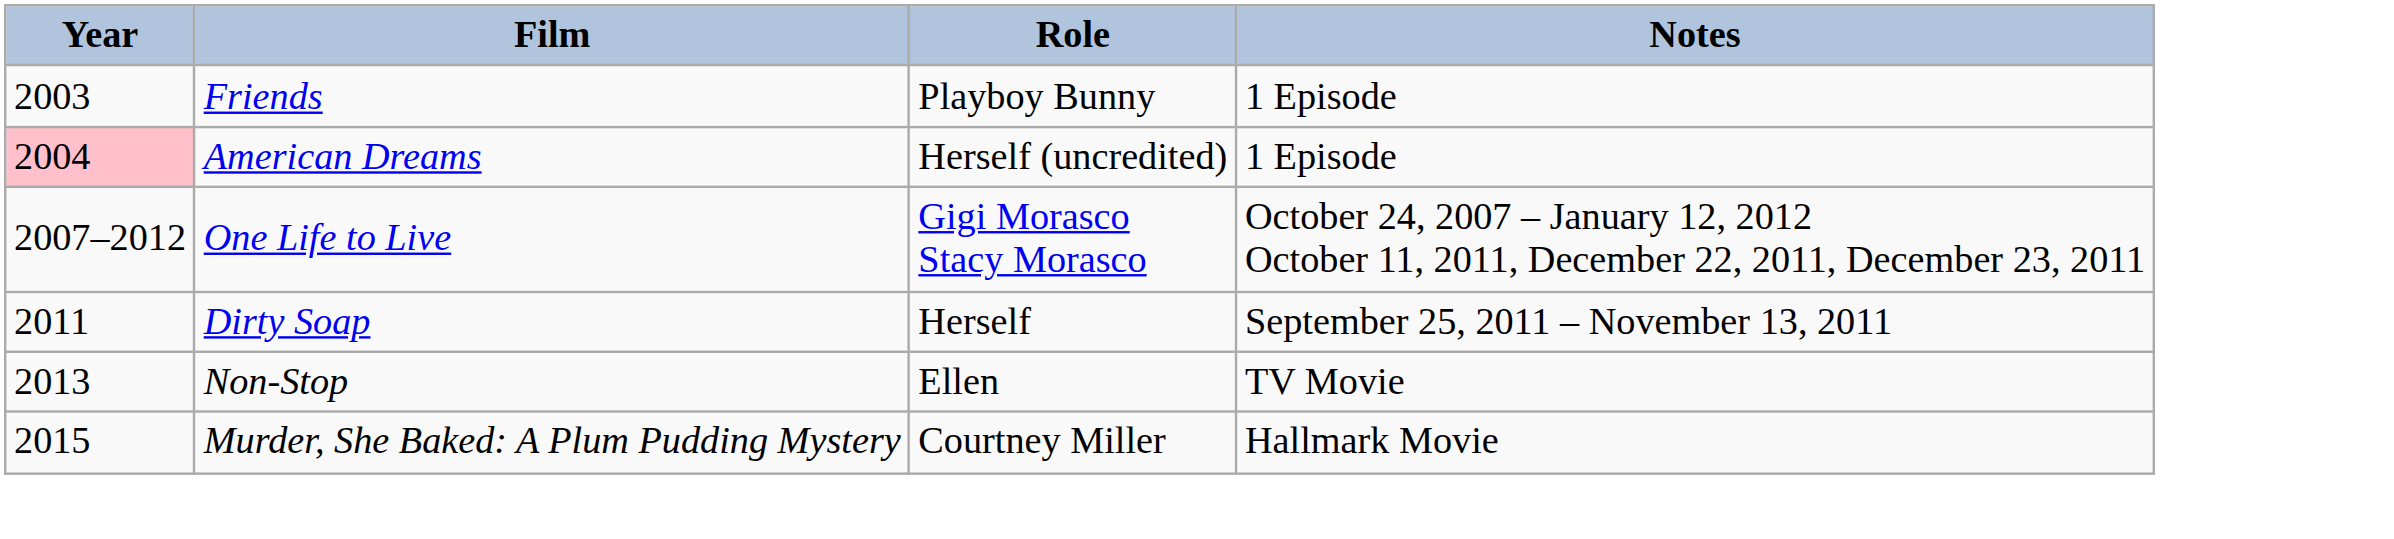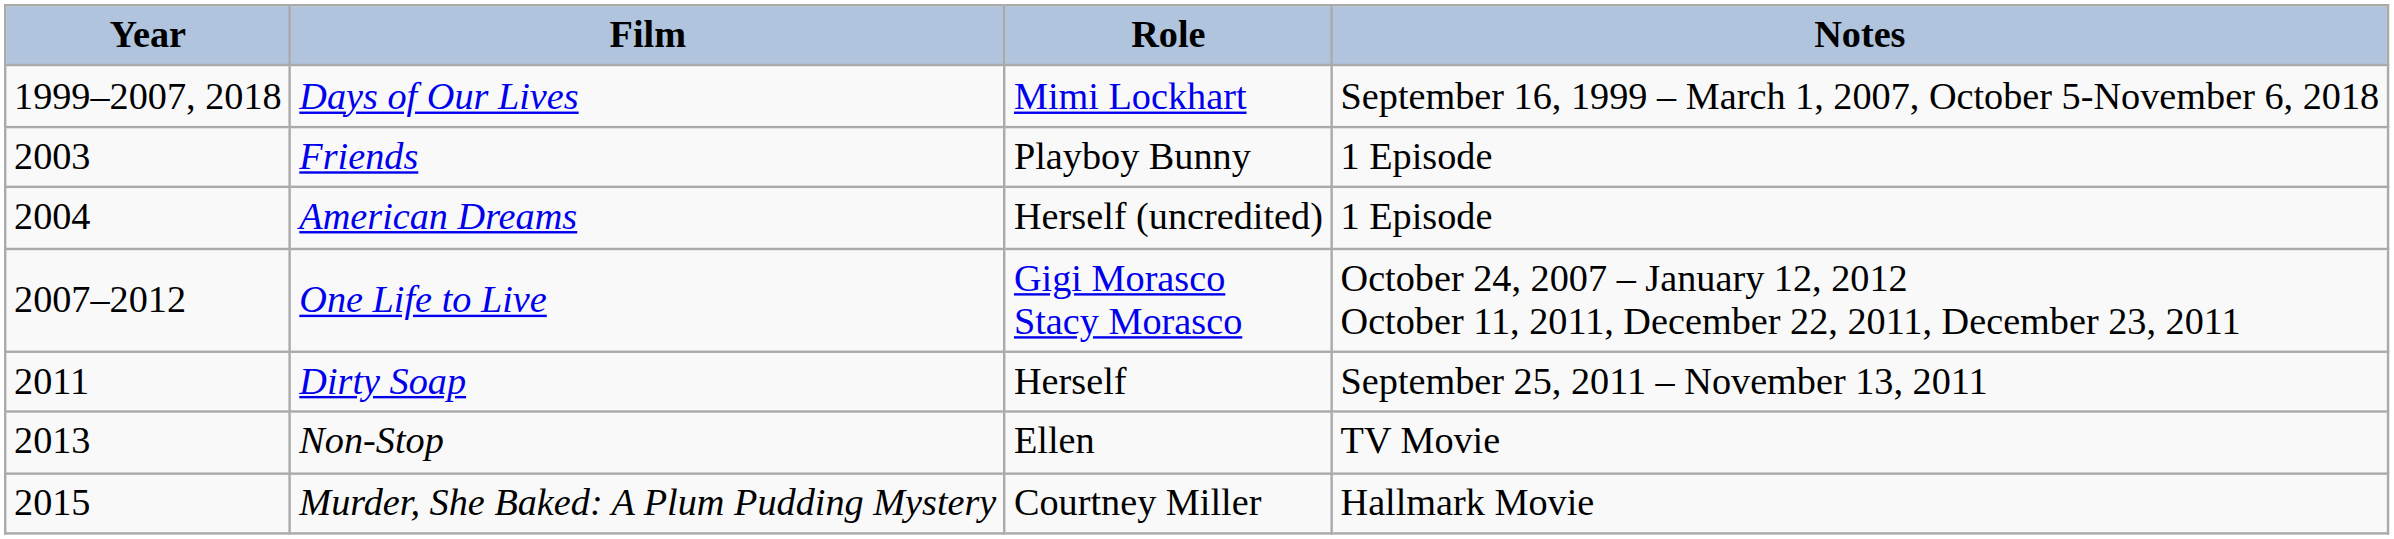+ row: (439, 95)
(52, 156) pink background -> (52, 216) no background
